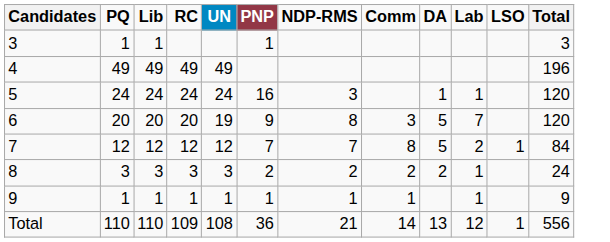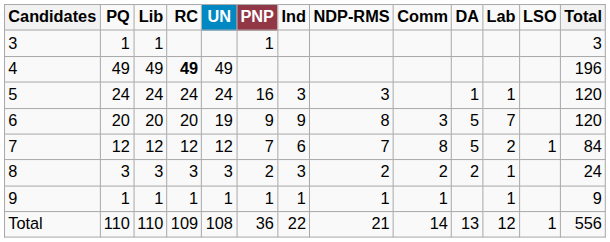+ column: (294, 17)
(189, 69) normal -> (189, 69) bold
